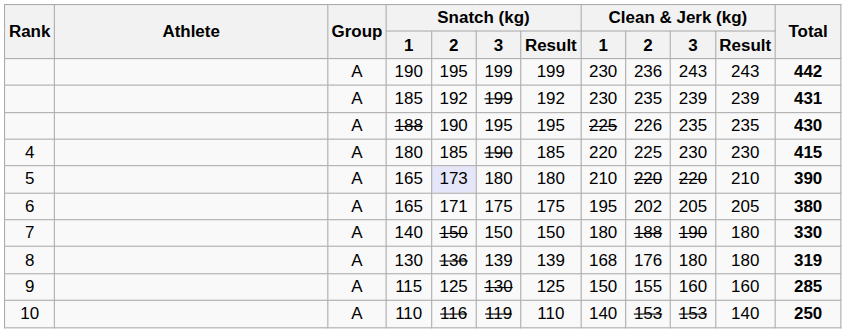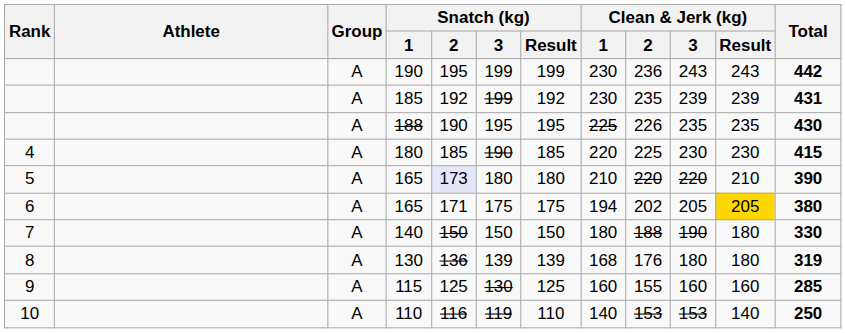(603, 206) 195 -> (603, 206) 194
(745, 206) no background -> (745, 206) gold background
(603, 286) 150 -> (603, 286) 160
